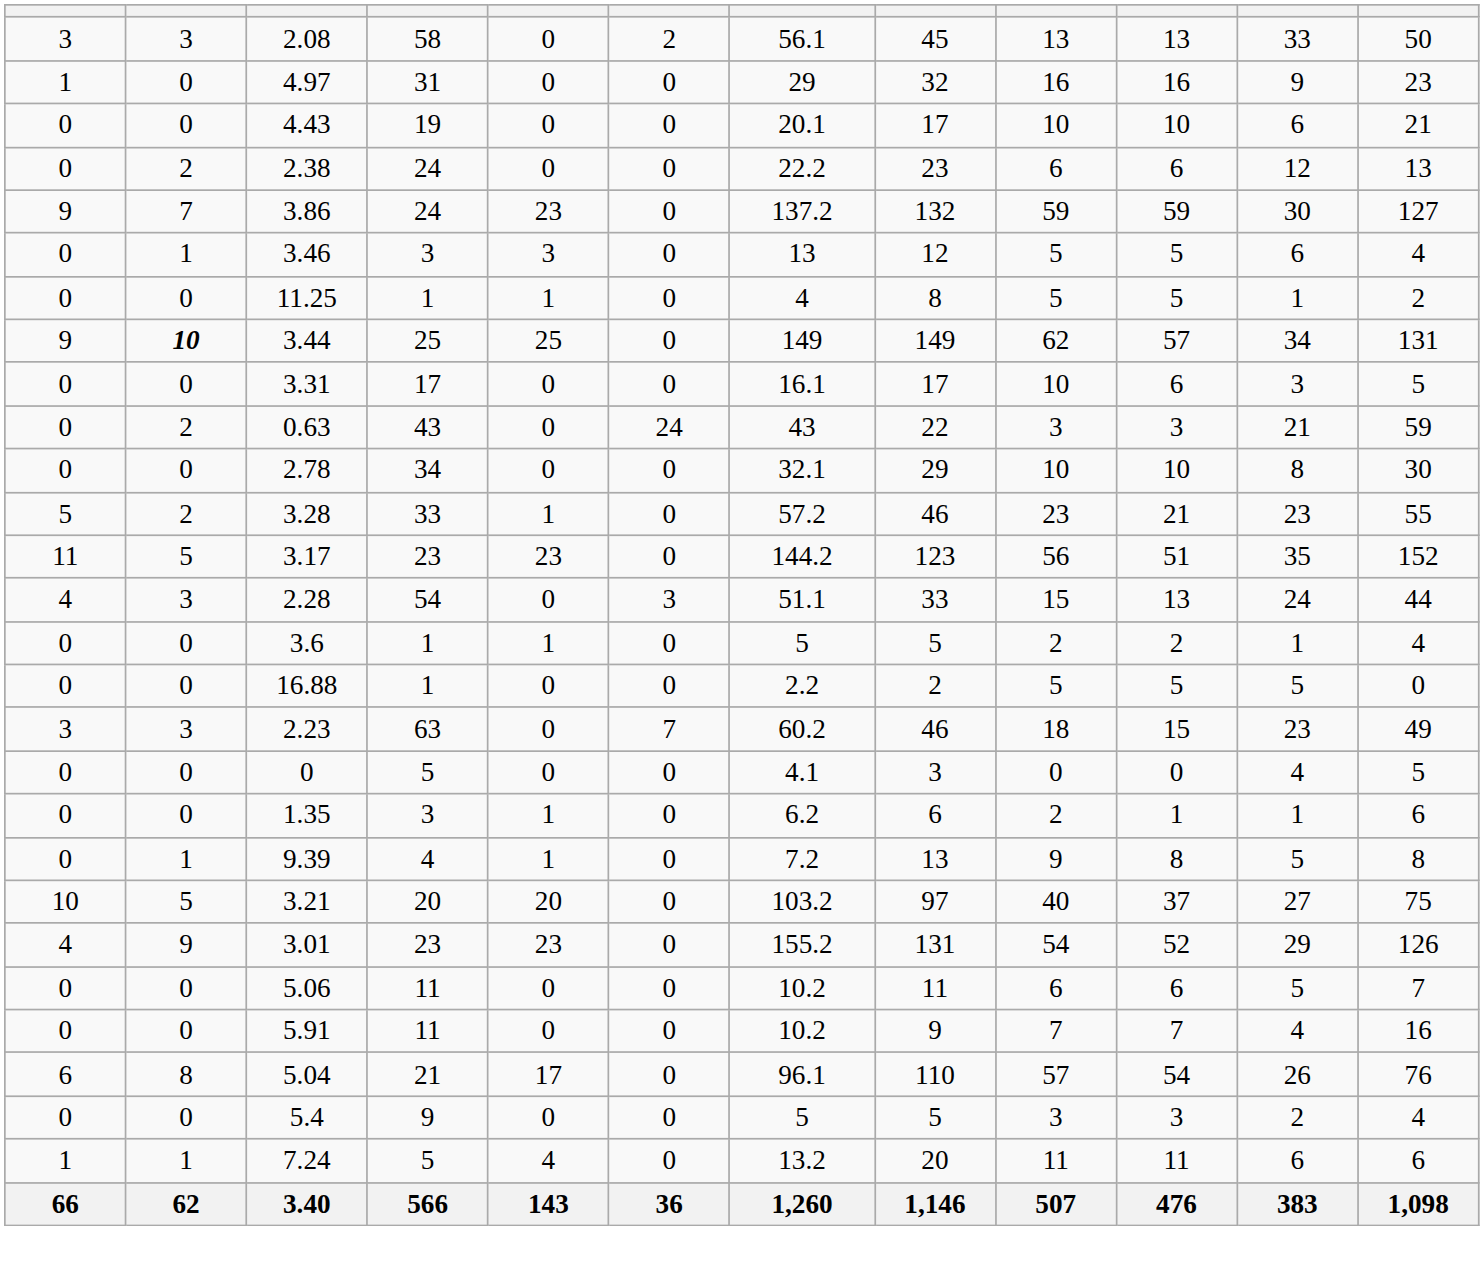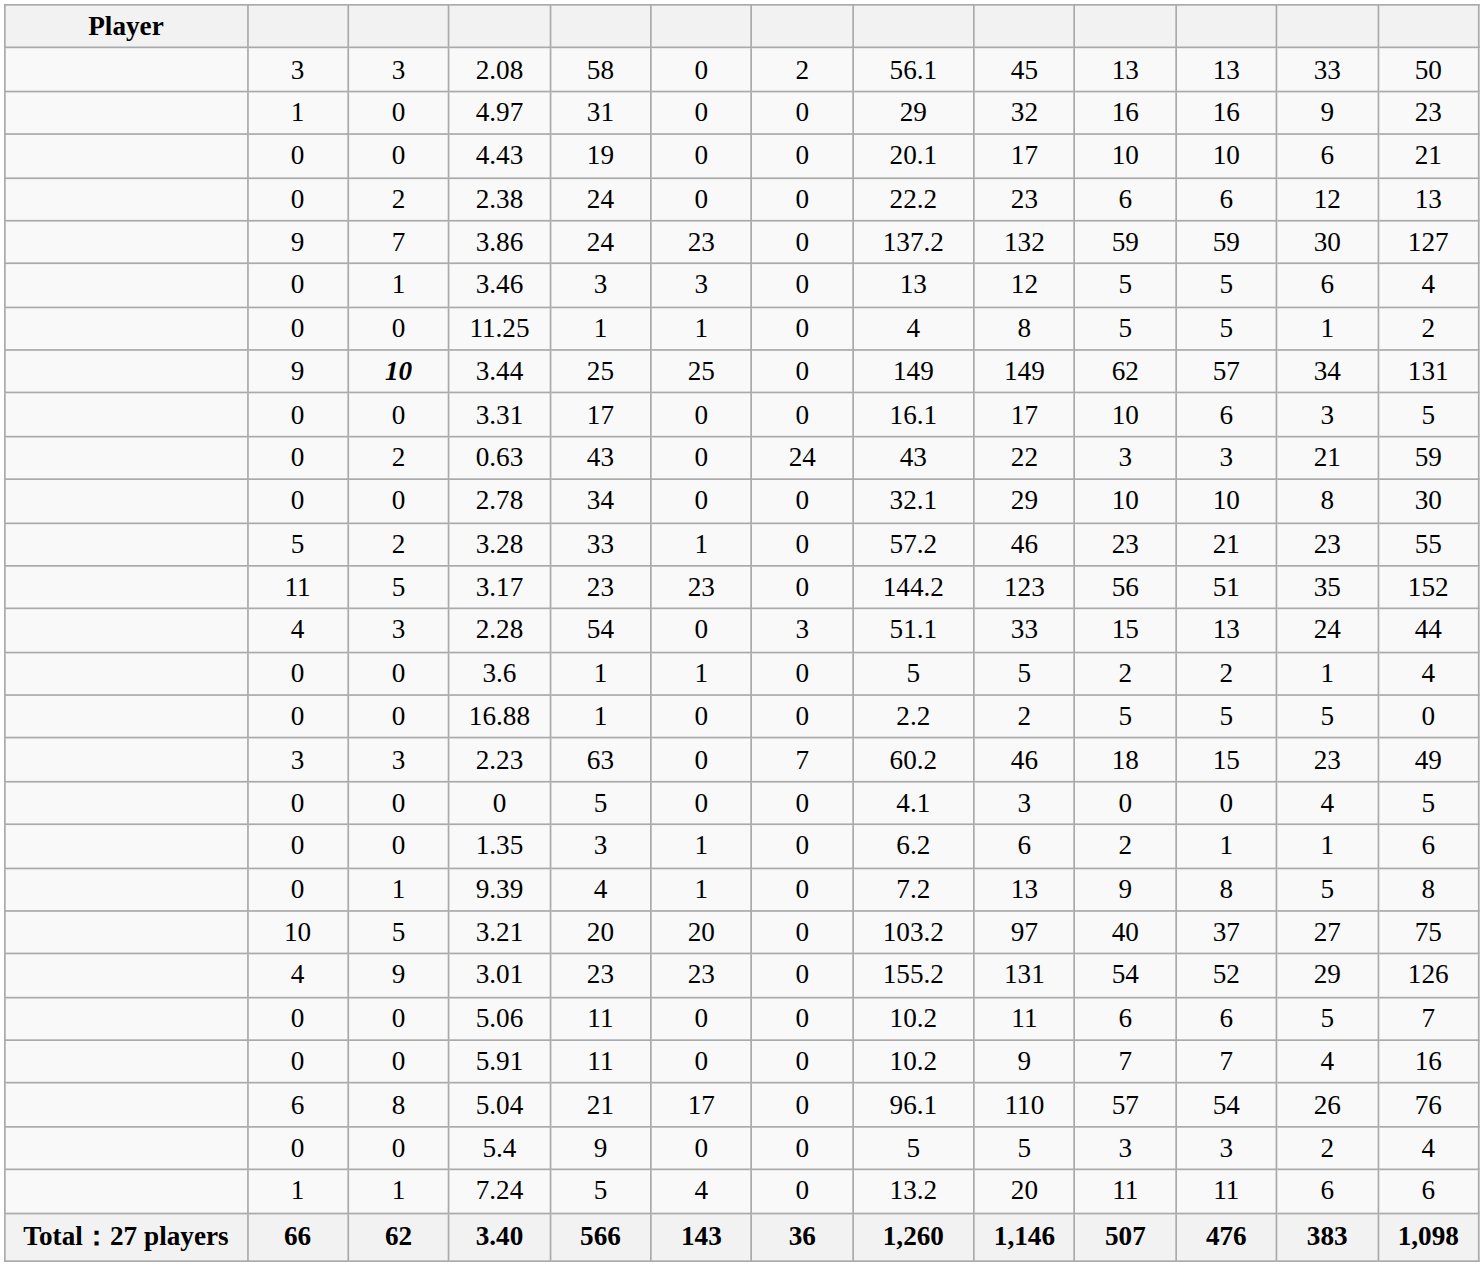+ column: (126, 26)
